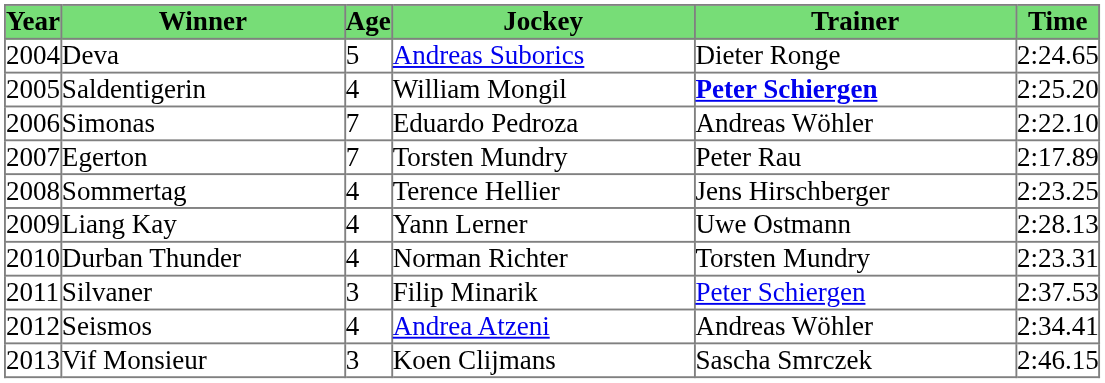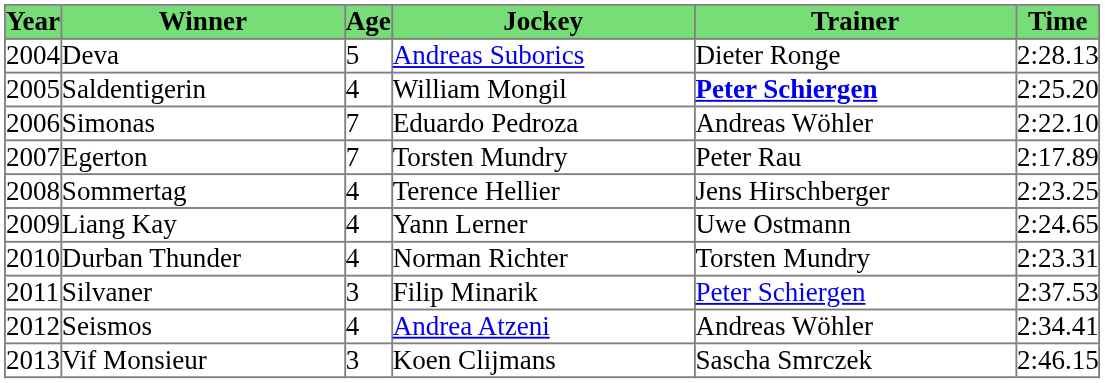(1058, 55) 2:24.65 -> (1058, 55) 2:28.13
(1058, 224) 2:28.13 -> (1058, 224) 2:24.65
